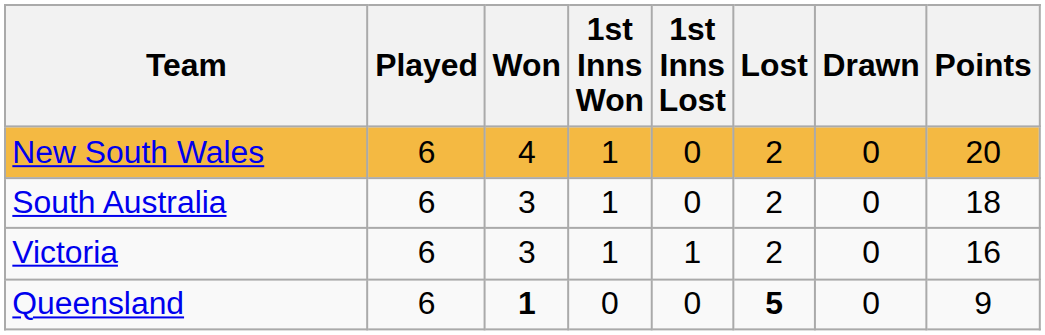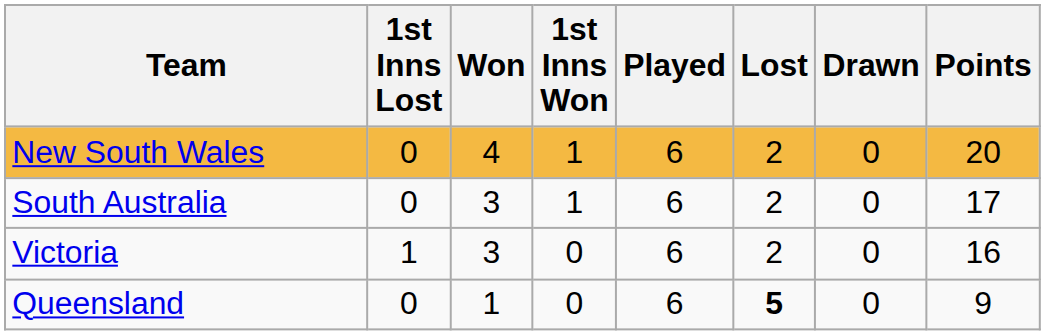columns swapped: (427, 65) <-> (692, 65)
(983, 202) 18 -> (983, 202) 17
(610, 252) 1 -> (574, 252) 0
(527, 303) bold -> (491, 303) normal
